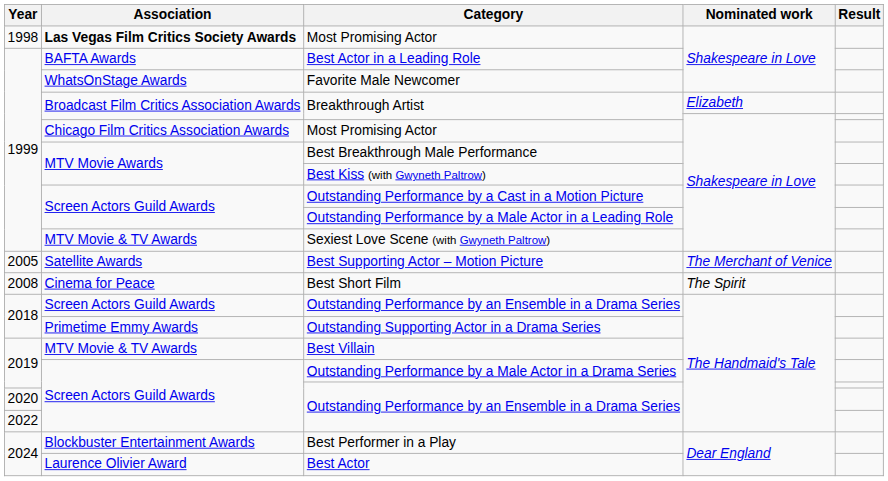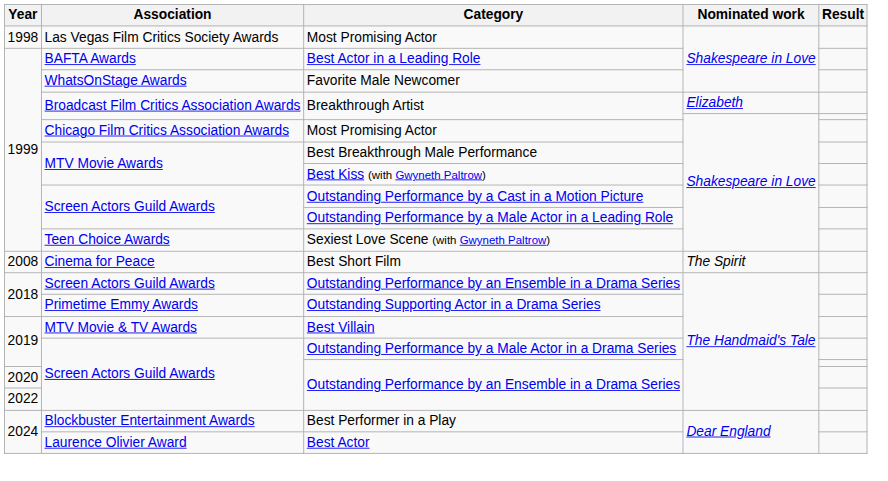(170, 37) bold -> (161, 37) normal
(121, 239) MTV Movie & TV Awards -> (107, 239) Teen Choice Awards
- row: (23, 261)
